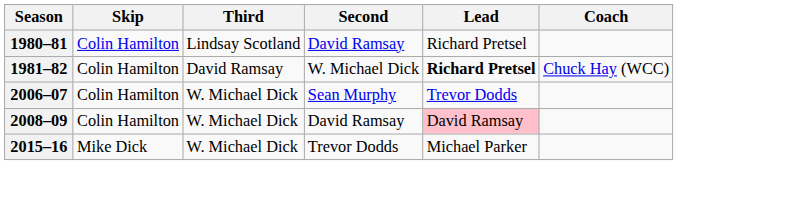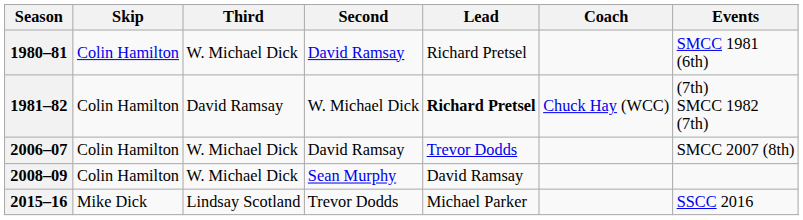+ column: (736, 17)
(243, 43) Lindsay Scotland -> (242, 52) W. Michael Dick
(352, 95) Sean Murphy -> (356, 150) David Ramsay
(356, 120) David Ramsay -> (352, 176) Sean Murphy
(475, 120) pink background -> (475, 176) no background
(242, 146) W. Michael Dick -> (243, 201) Lindsay Scotland
